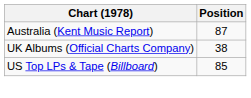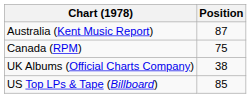+ row: (44, 48)
